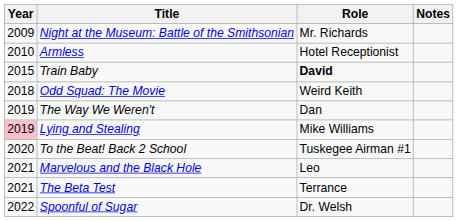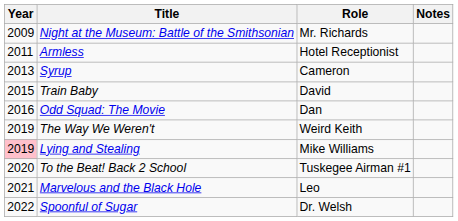(21, 52) 2010 -> (20, 52) 2011
+ row: (56, 71)
(316, 71) bold -> (315, 91) normal
(21, 91) 2018 -> (21, 110) 2016
(331, 91) Weird Keith -> (311, 110) Dan
(311, 110) Dan -> (331, 129) Weird Keith
- row: (77, 187)
